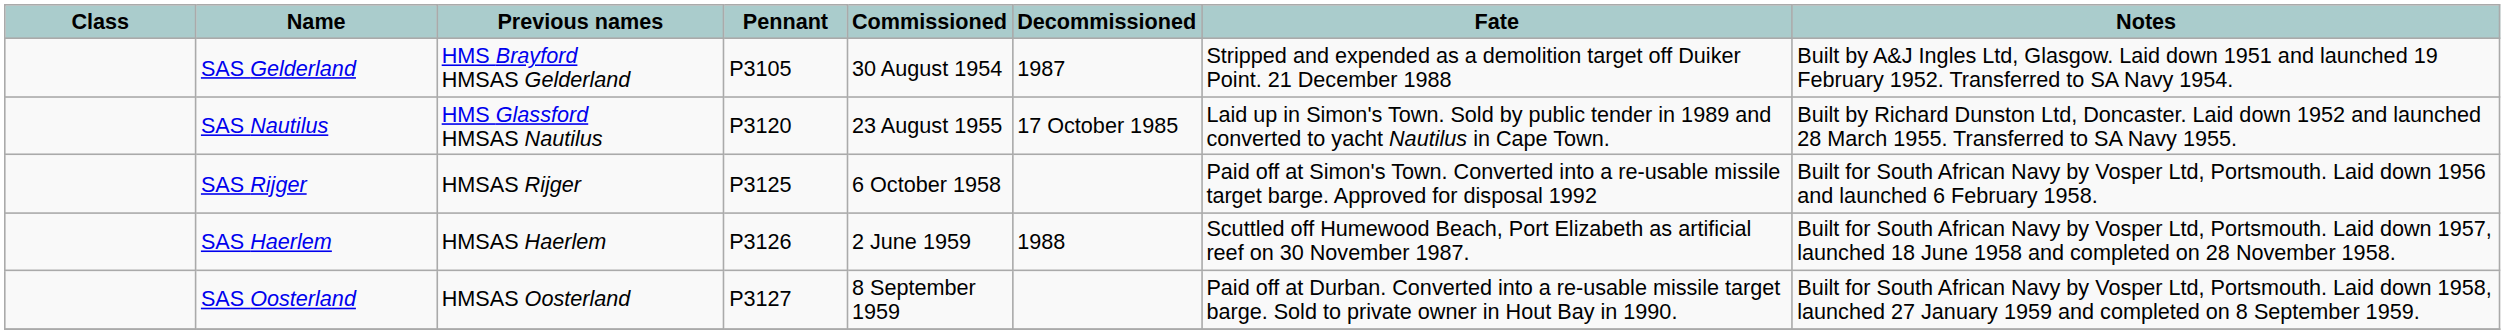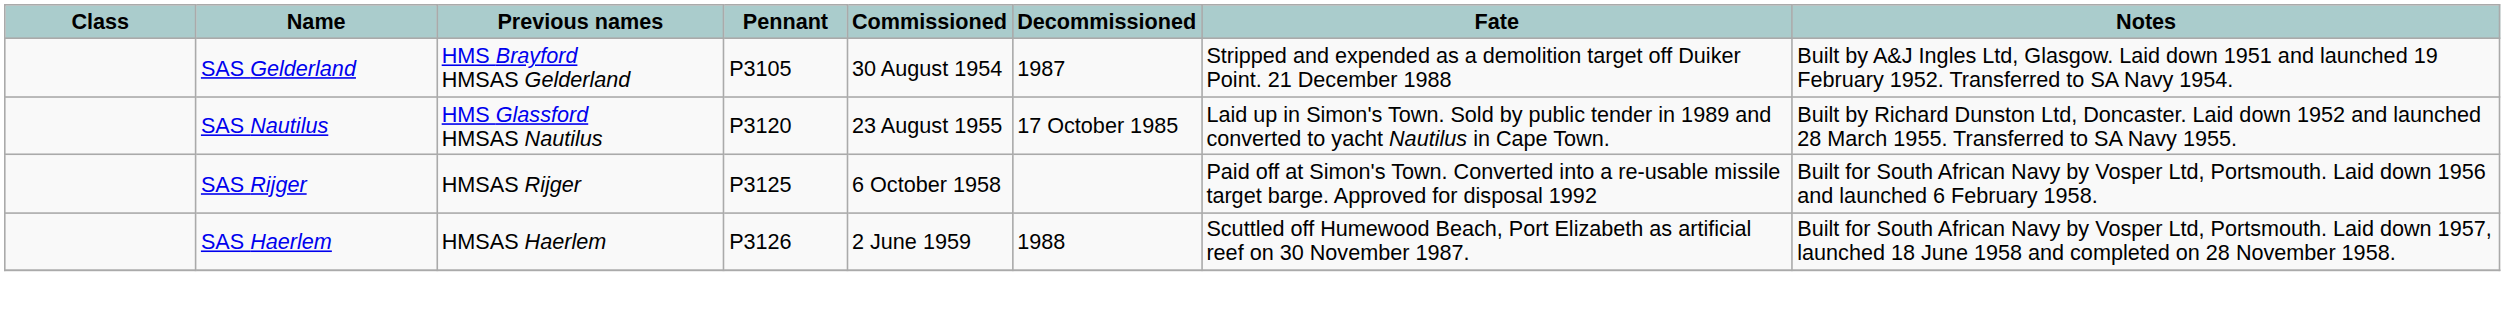- row: (278, 299)
